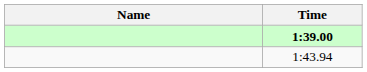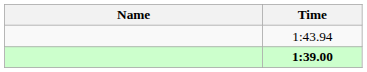rows swapped: (312, 36) <-> (312, 57)
